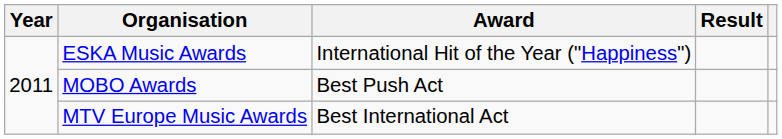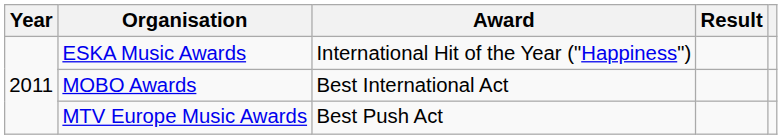(380, 85) Best Push Act -> (412, 85) Best International Act
(412, 117) Best International Act -> (380, 117) Best Push Act
